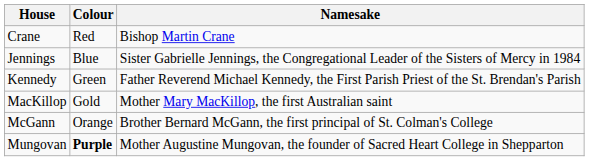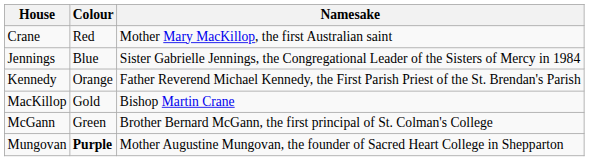(177, 36) Bishop Martin Crane -> (256, 36) Mother Mary MacKillop, the first Australian saint
(89, 79) Green -> (93, 79) Orange
(256, 101) Mother Mary MacKillop, the first Australian saint -> (177, 101) Bishop Martin Crane
(93, 123) Orange -> (89, 123) Green
